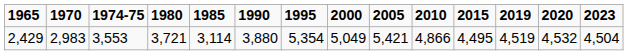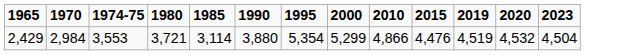- column: (389, 15)
(68, 38) 2,983 -> (68, 38) 2,984
(348, 38) 5,049 -> (348, 38) 5,299
(475, 38) 4,495 -> (433, 38) 4,476
